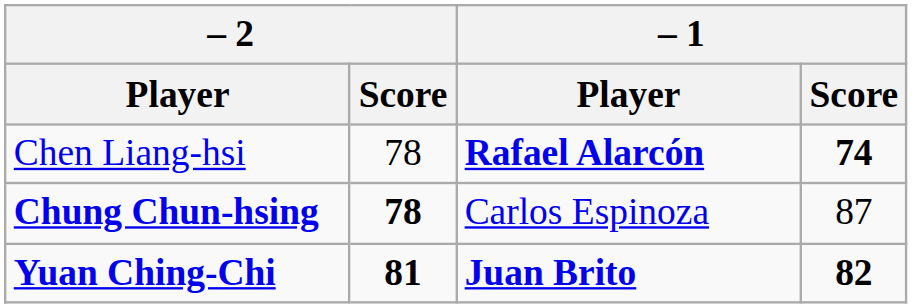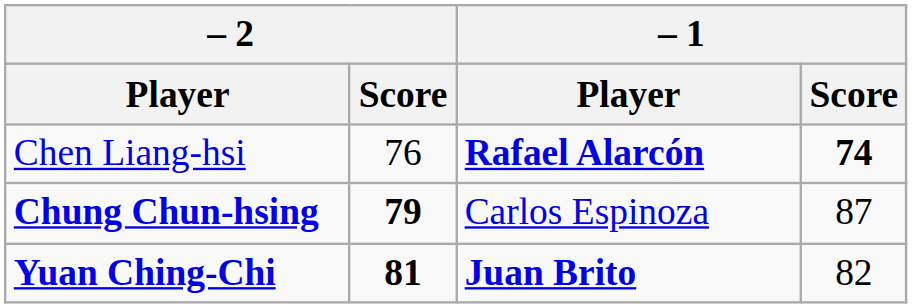(403, 152) 78 -> (403, 152) 76
(403, 212) 78 -> (403, 212) 79
(854, 271) bold -> (854, 271) normal
